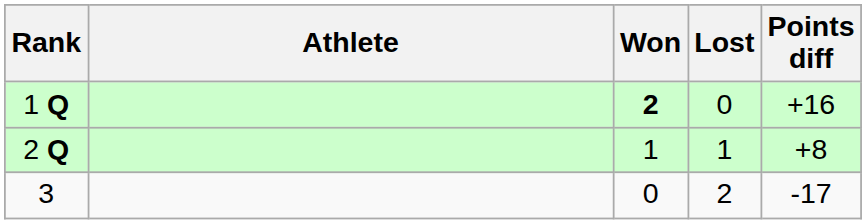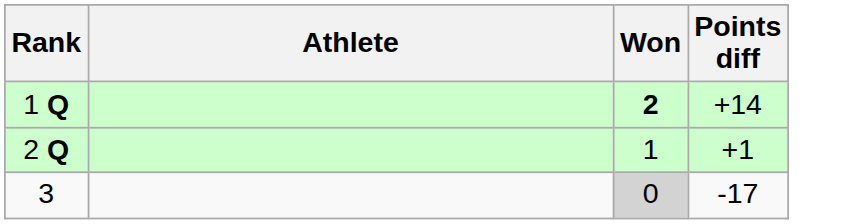- column: (724, 43)
(811, 104) +16 -> (738, 104) +14
(811, 149) +8 -> (738, 149) +1
(651, 194) no background -> (651, 194) lightgrey background
